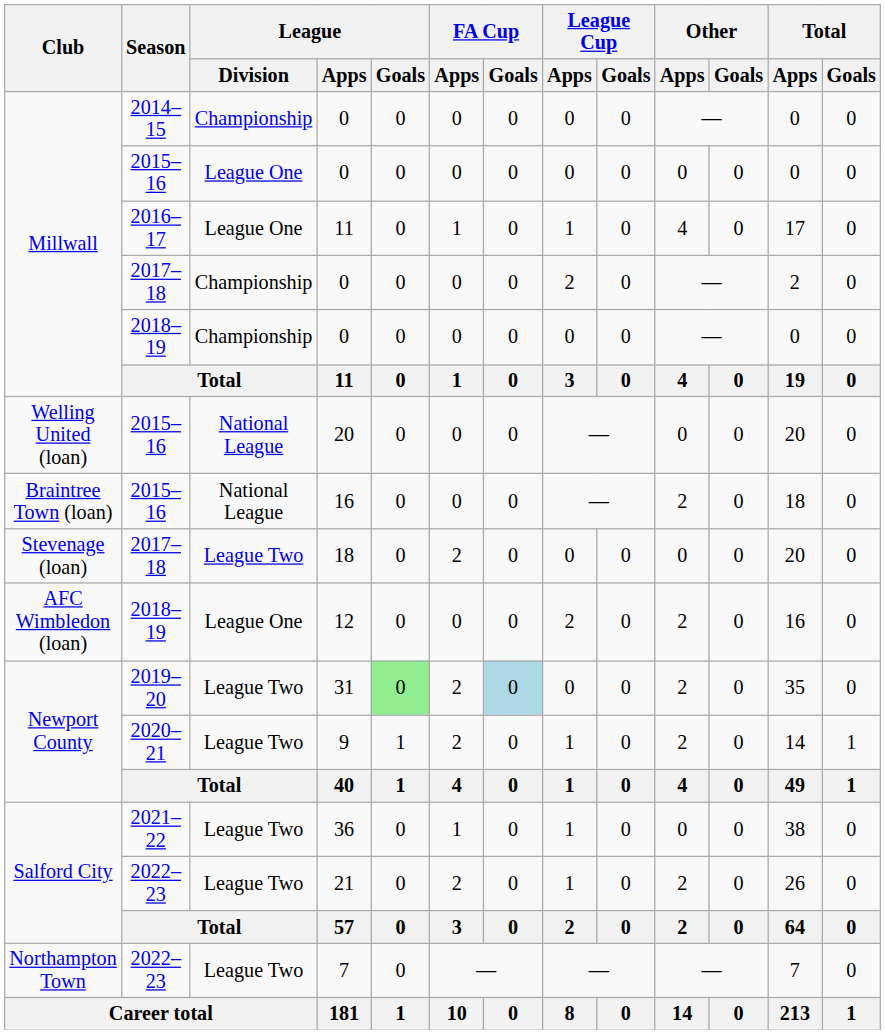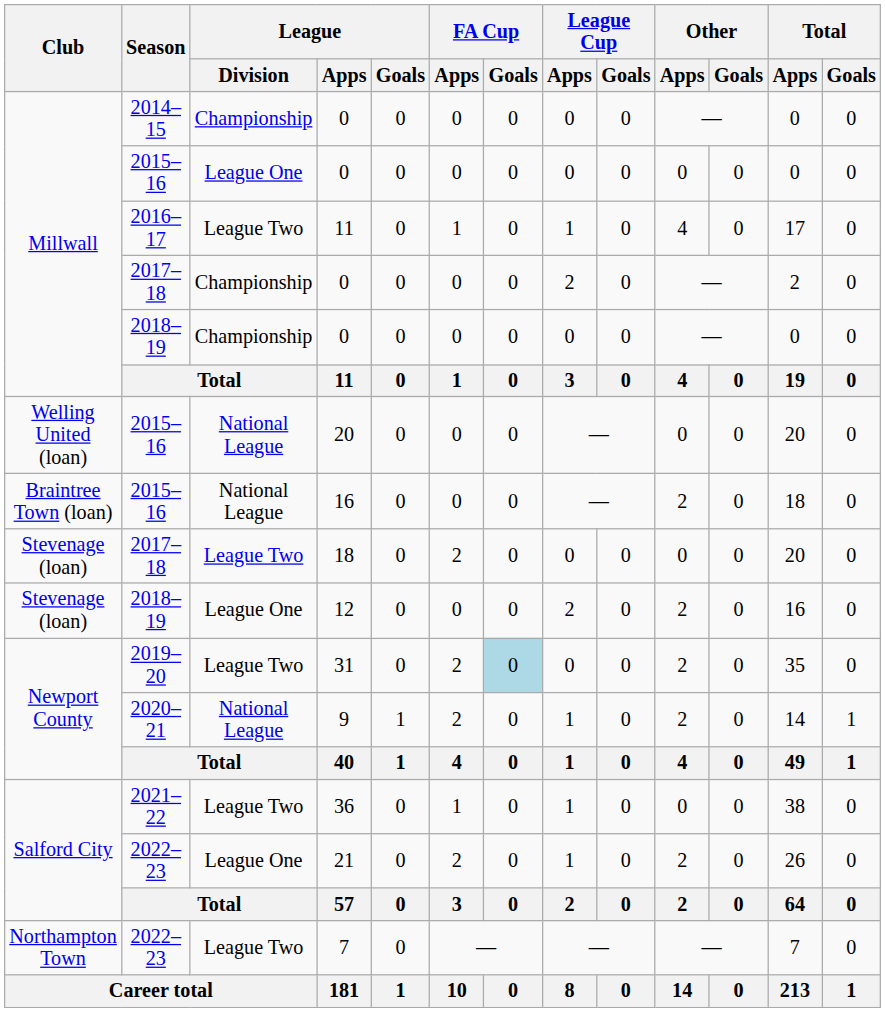(254, 227) League One -> (254, 227) League Two
(63, 621) AFC Wimbledon (loan) -> (63, 610) Stevenage (loan)
(400, 687) lightgreen background -> (400, 664) no background
(254, 742) League Two -> (254, 719) National League
(254, 883) League Two -> (254, 860) League One
